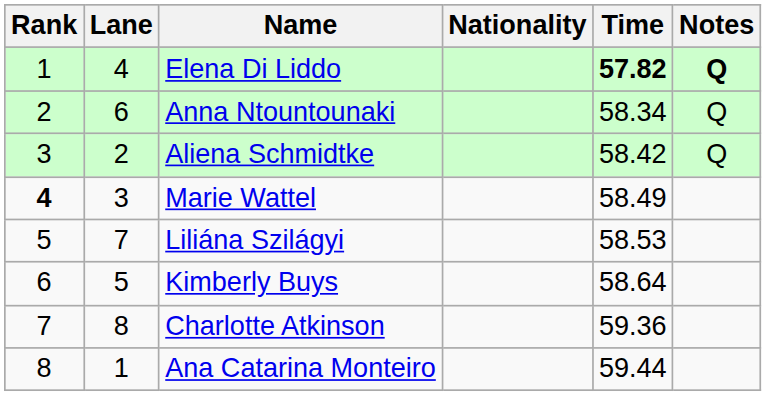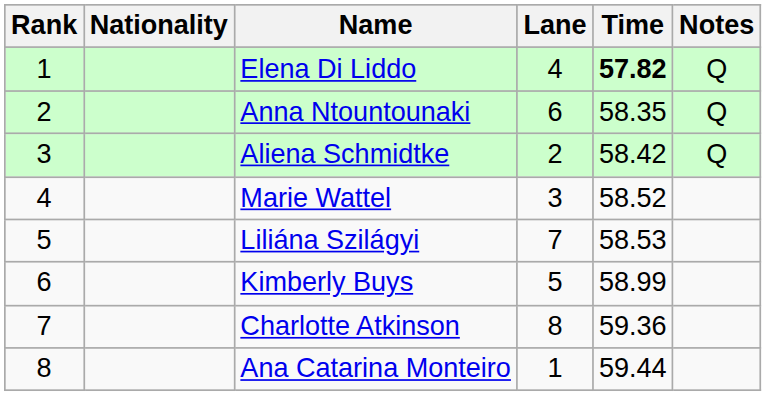columns swapped: (121, 25) <-> (517, 25)
(717, 68) bold -> (717, 68) normal
(633, 111) 58.34 -> (633, 111) 58.35
(44, 197) bold -> (44, 197) normal
(633, 197) 58.49 -> (633, 197) 58.52
(633, 283) 58.64 -> (633, 283) 58.99
